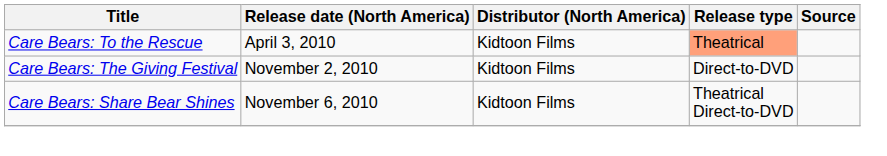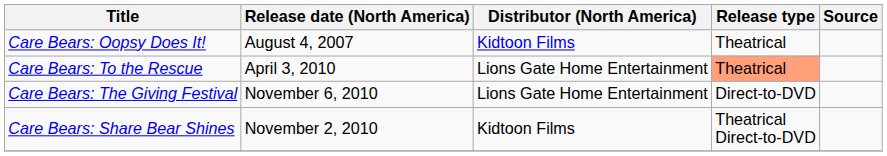+ row: (107, 42)
(526, 42) Kidtoon Films -> (592, 68) Lions Gate Home Entertainment
(311, 68) November 2, 2010 -> (311, 94) November 6, 2010
(526, 68) Kidtoon Films -> (592, 94) Lions Gate Home Entertainment
(311, 103) November 6, 2010 -> (311, 128) November 2, 2010
